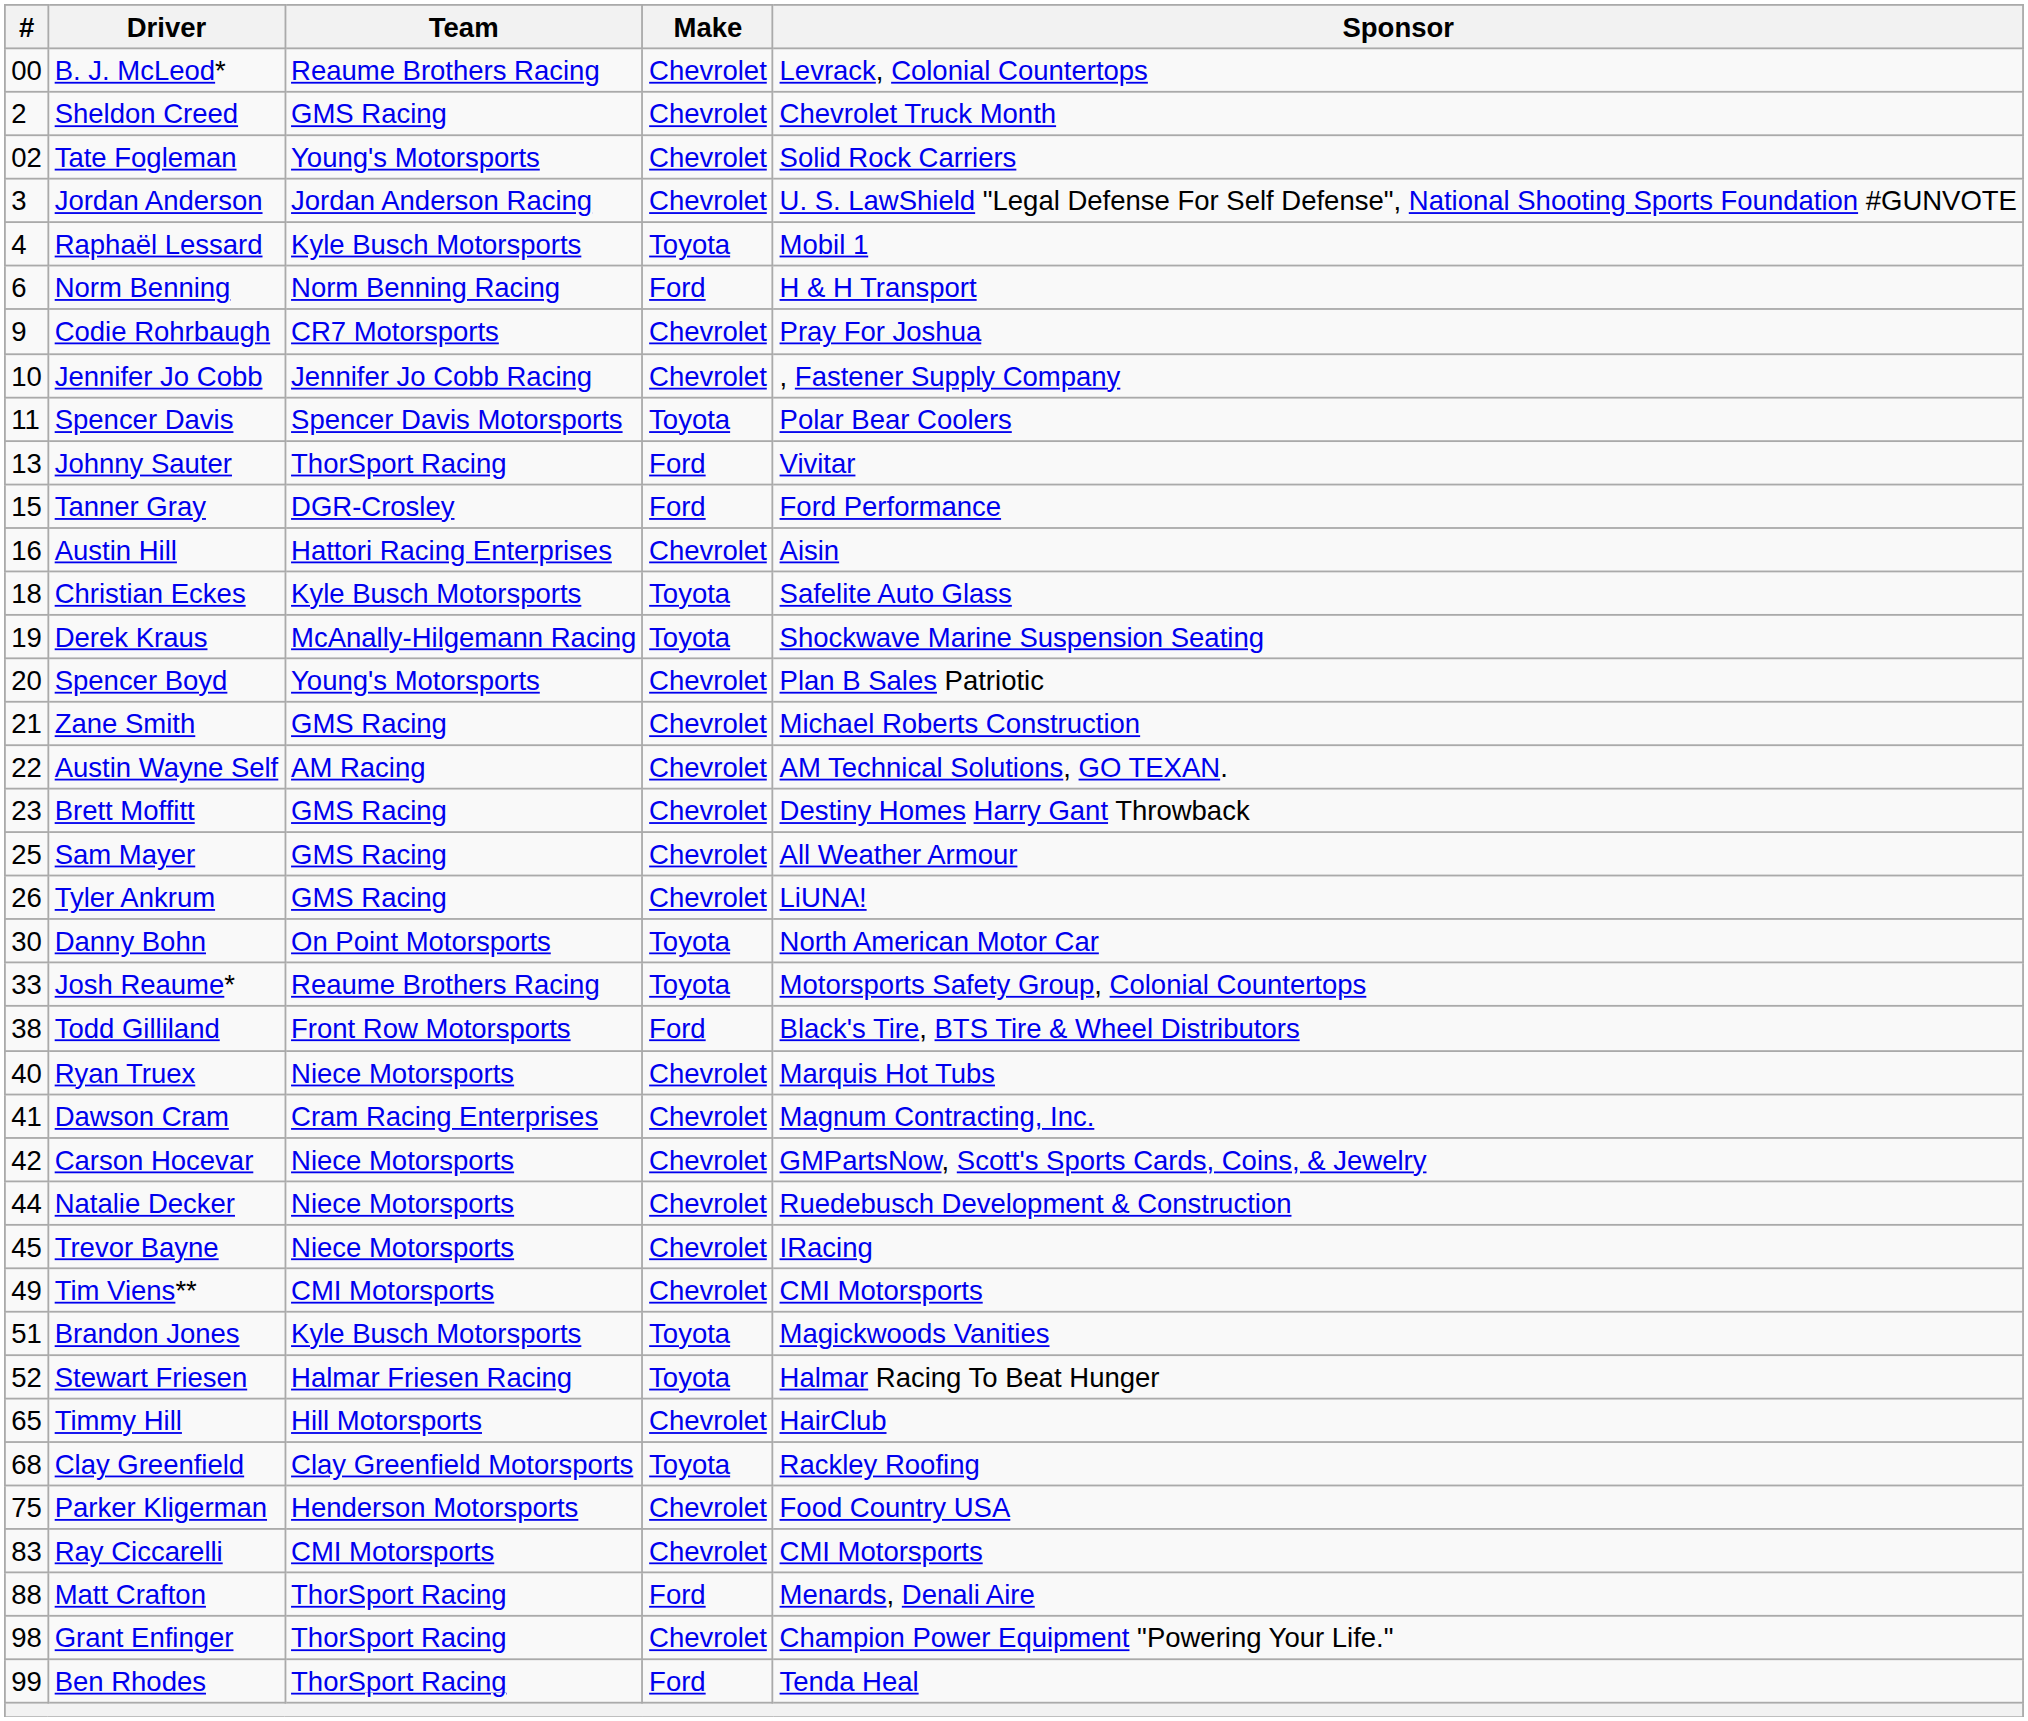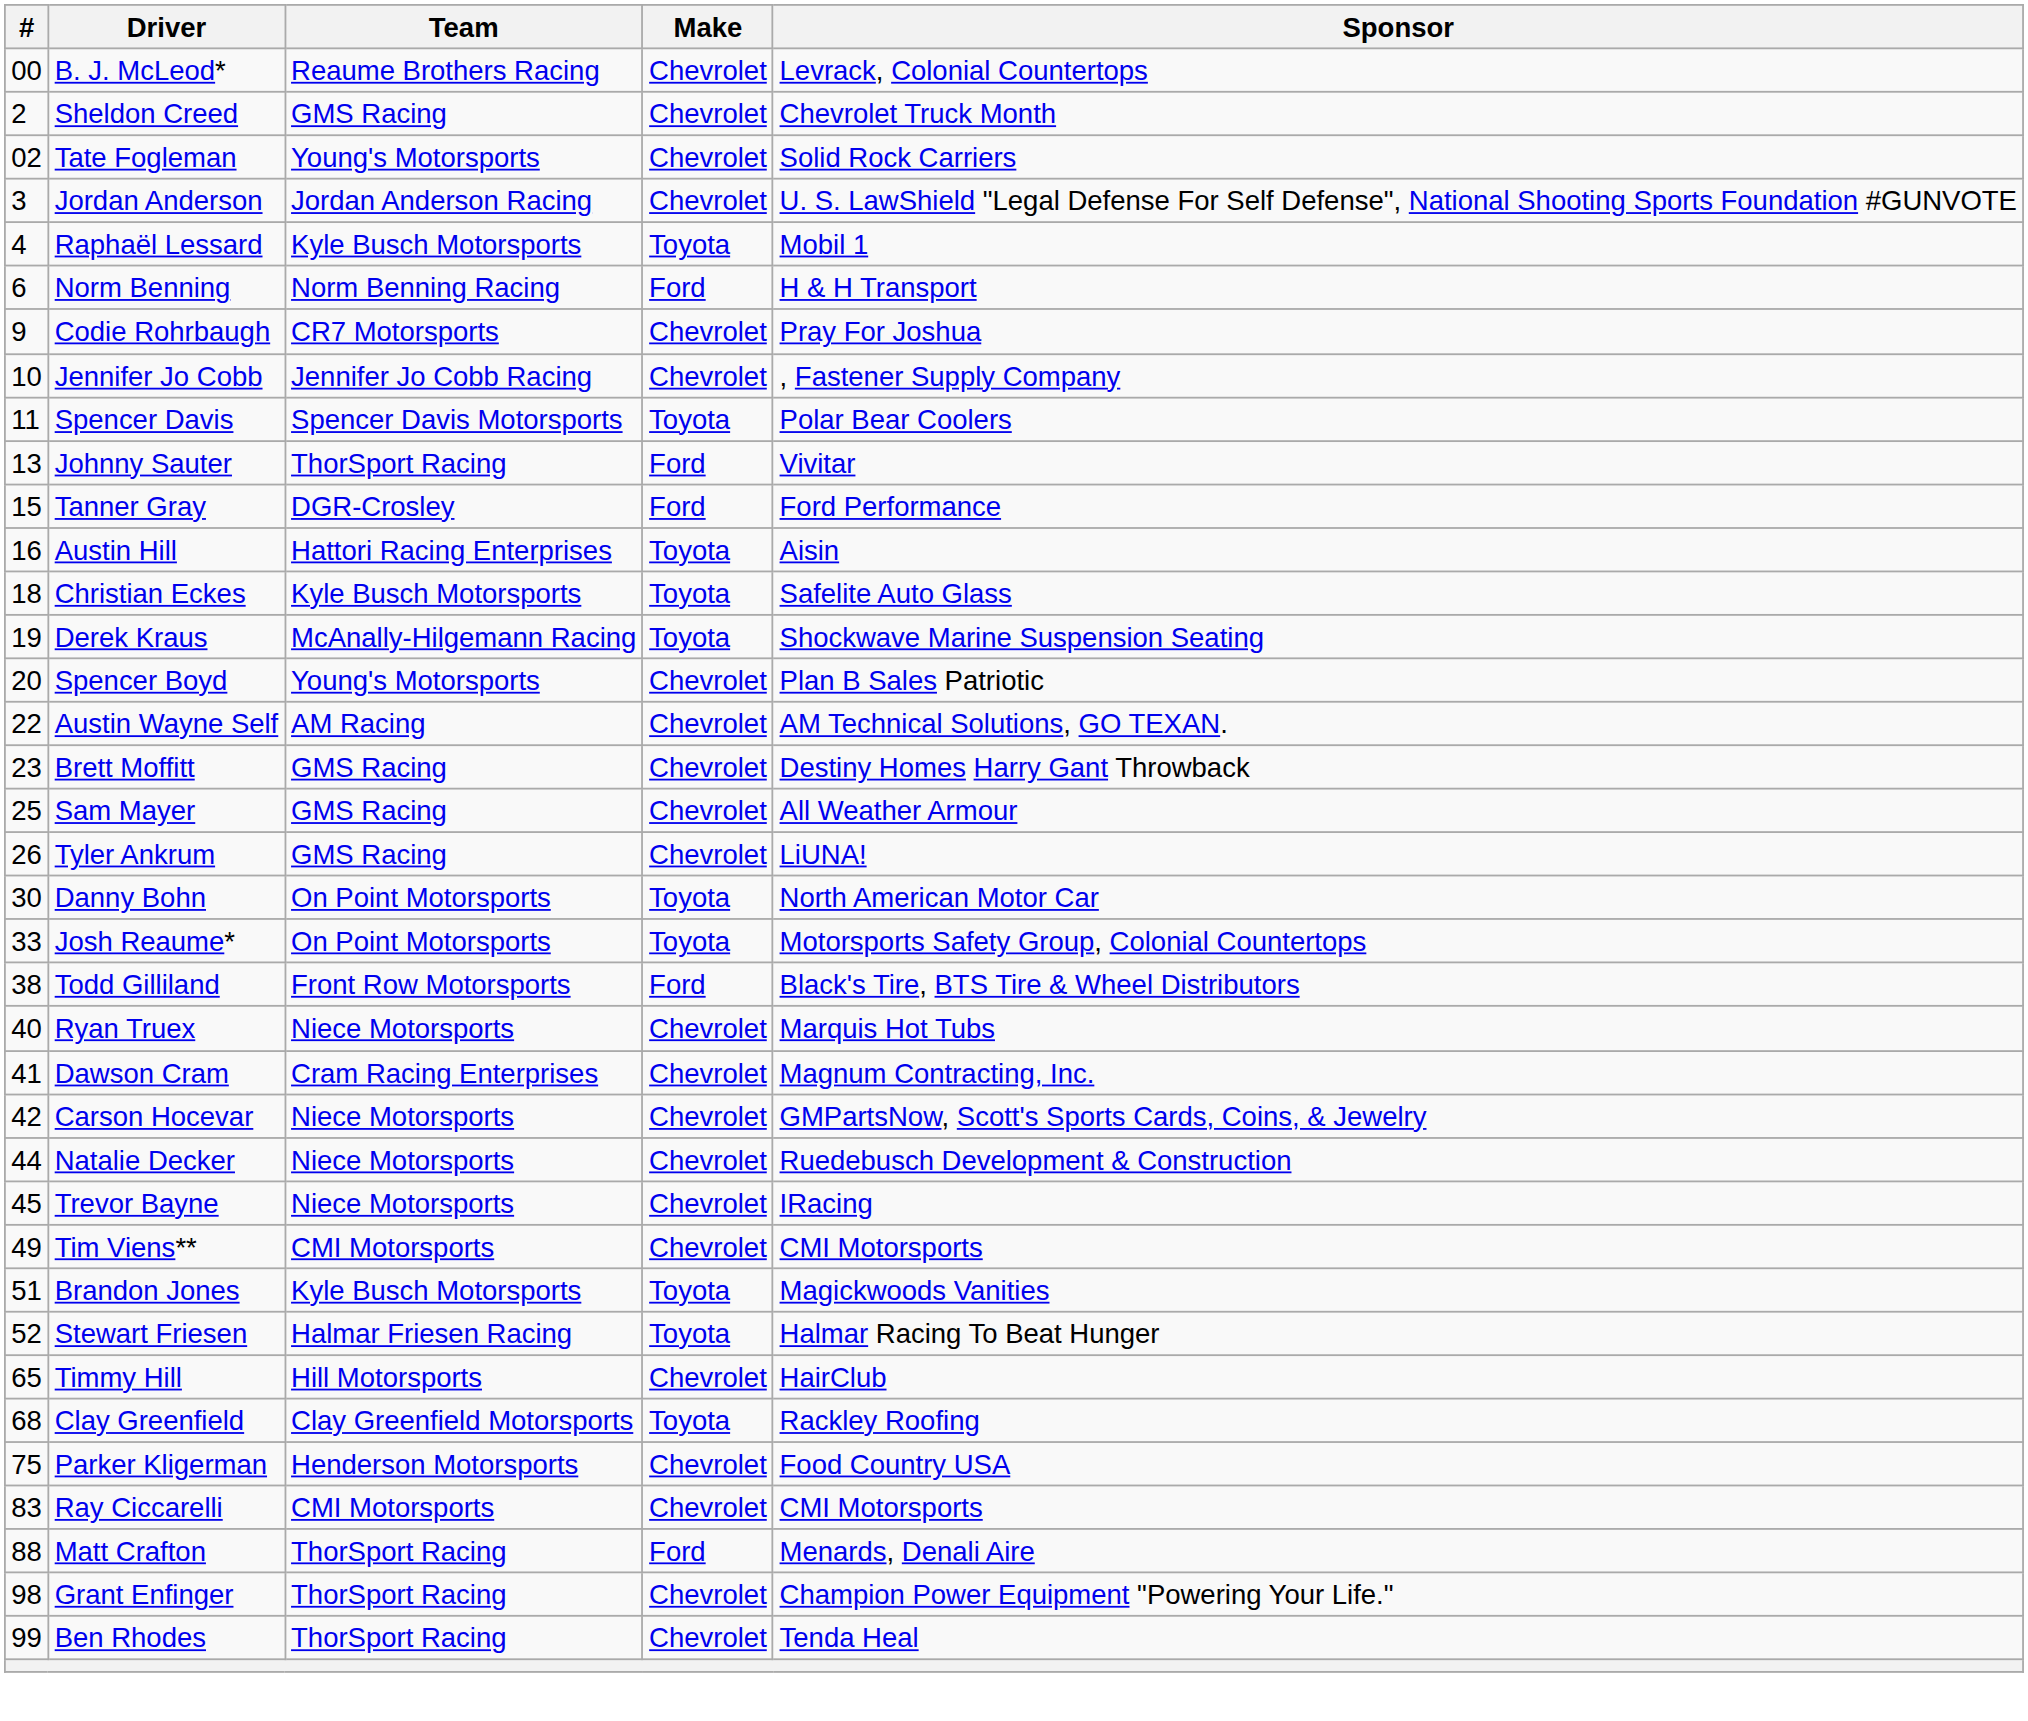(708, 550) Chevrolet -> (690, 550) Toyota
- row: (125, 724)
(445, 985) Reaume Brothers Racing -> (421, 941) On Point Motorsports
(677, 1682) Ford -> (708, 1638) Chevrolet
